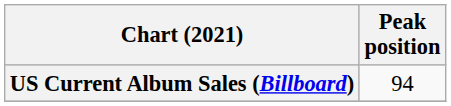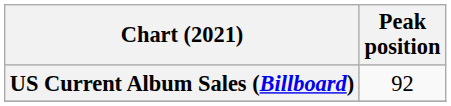(402, 82) 94 -> (402, 82) 92
